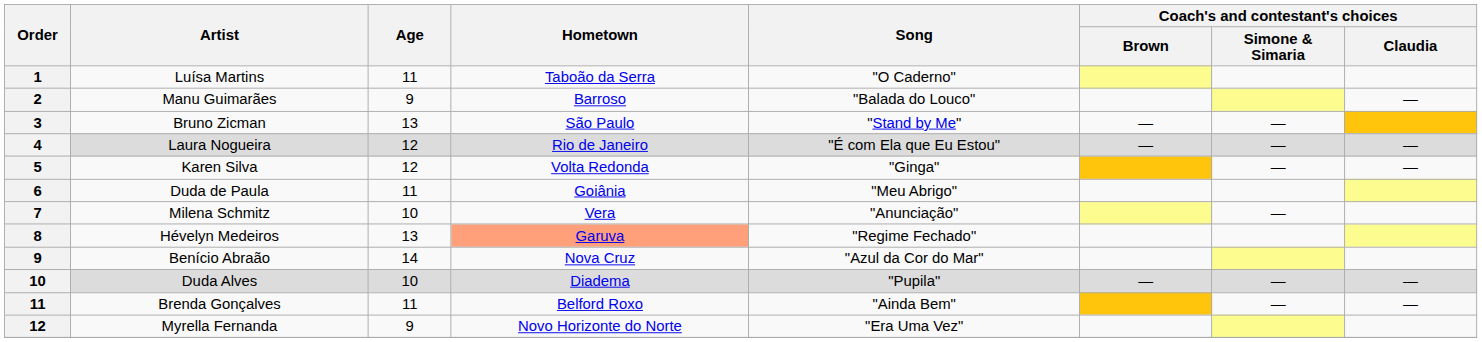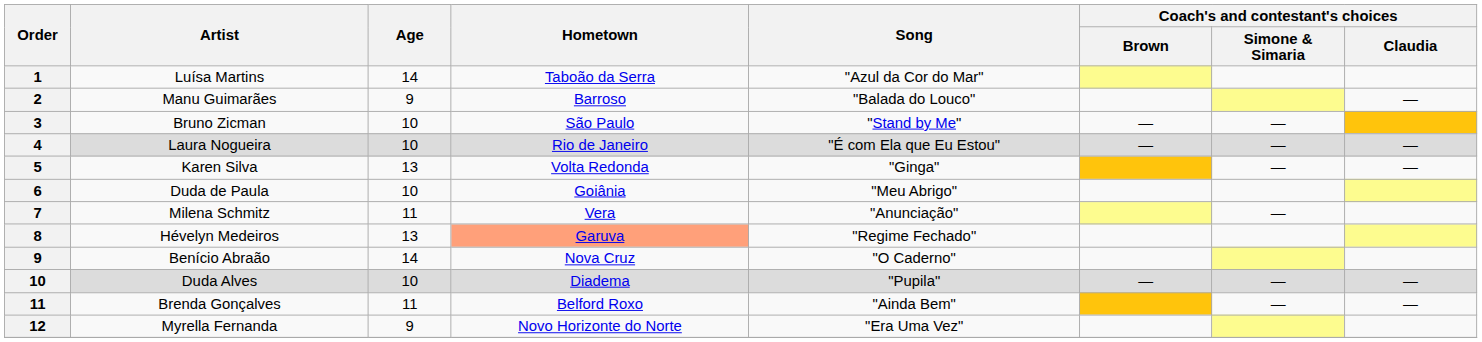(410, 77) 11 -> (410, 77) 14
(914, 77) "O Caderno" -> (914, 77) "Azul da Cor do Mar"
(410, 122) 13 -> (410, 122) 10
(410, 145) 12 -> (410, 145) 10
(410, 168) 12 -> (410, 168) 13
(410, 190) 11 -> (410, 190) 10
(410, 213) 10 -> (410, 213) 11
(914, 258) "Azul da Cor do Mar" -> (914, 258) "O Caderno"
